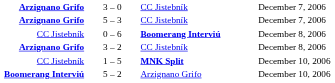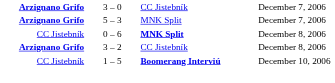(164, 20) CC Jistebník -> (161, 20) MNK Split
(180, 33) Boomerang Interviú -> (162, 33) MNK Split
(162, 60) MNK Split -> (180, 60) Boomerang Interviú
- row: (112, 74)
